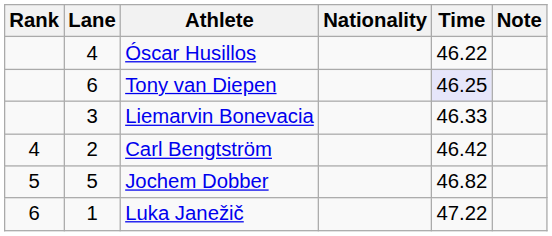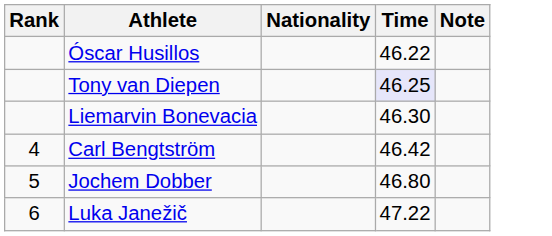- column: (92, 20)
(462, 117) 46.33 -> (405, 117) 46.30
(462, 181) 46.82 -> (405, 181) 46.80
